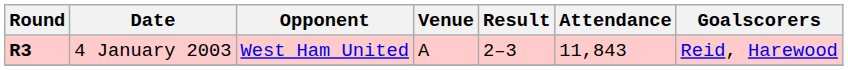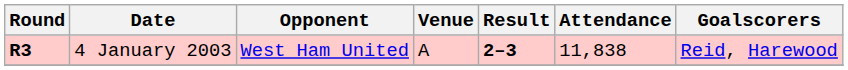(500, 50) normal -> (500, 50) bold
(593, 50) 11,843 -> (593, 50) 11,838
